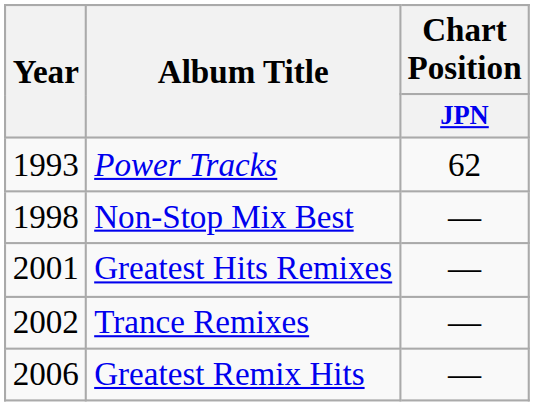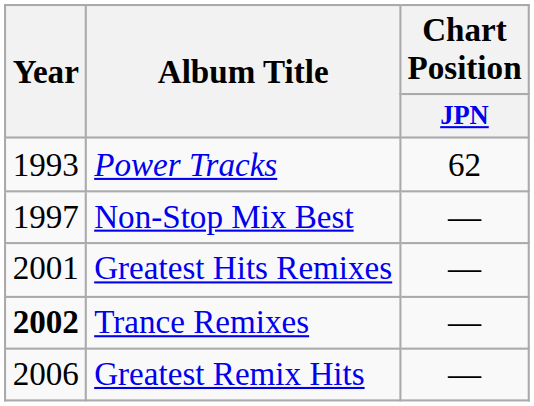(46, 216) 1998 -> (46, 216) 1997
(46, 321) normal -> (46, 321) bold
